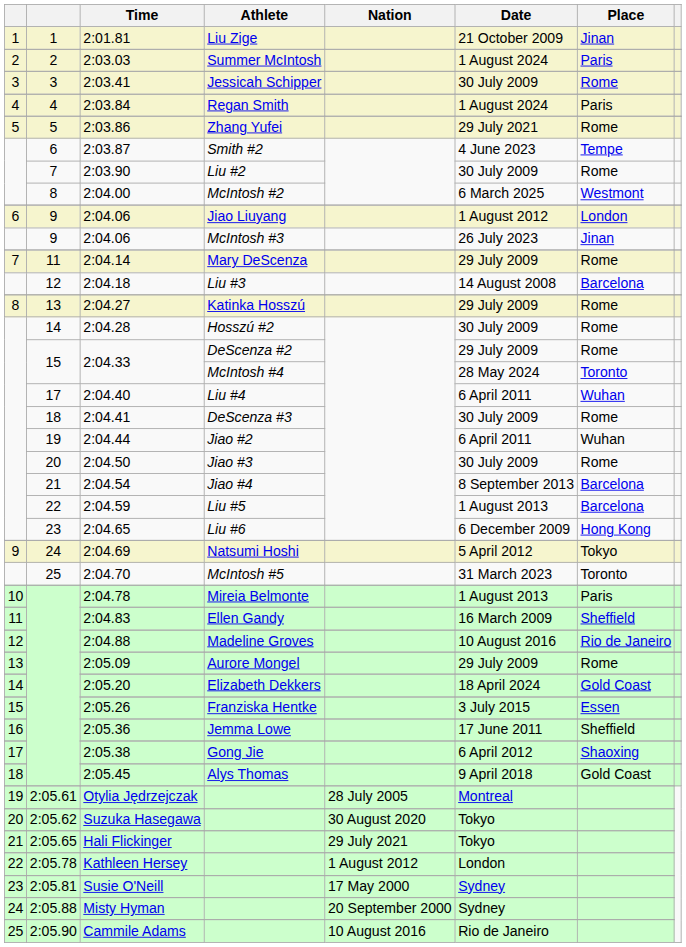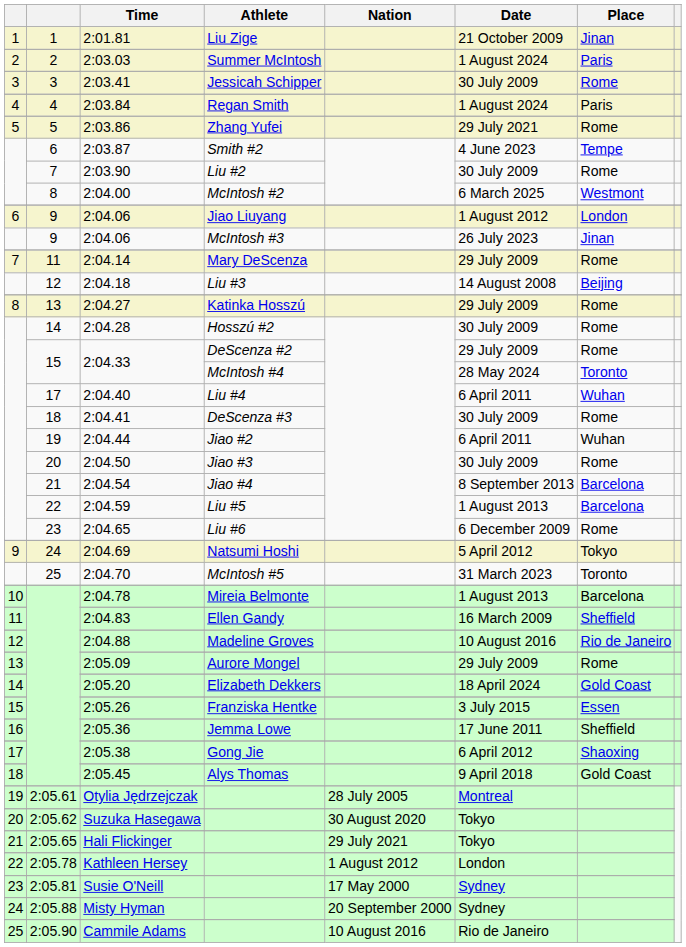(612, 283) Barcelona -> (602, 283) Beijing
(616, 529) Hong Kong -> (599, 529) Rome
(597, 596) Paris -> (612, 596) Barcelona
